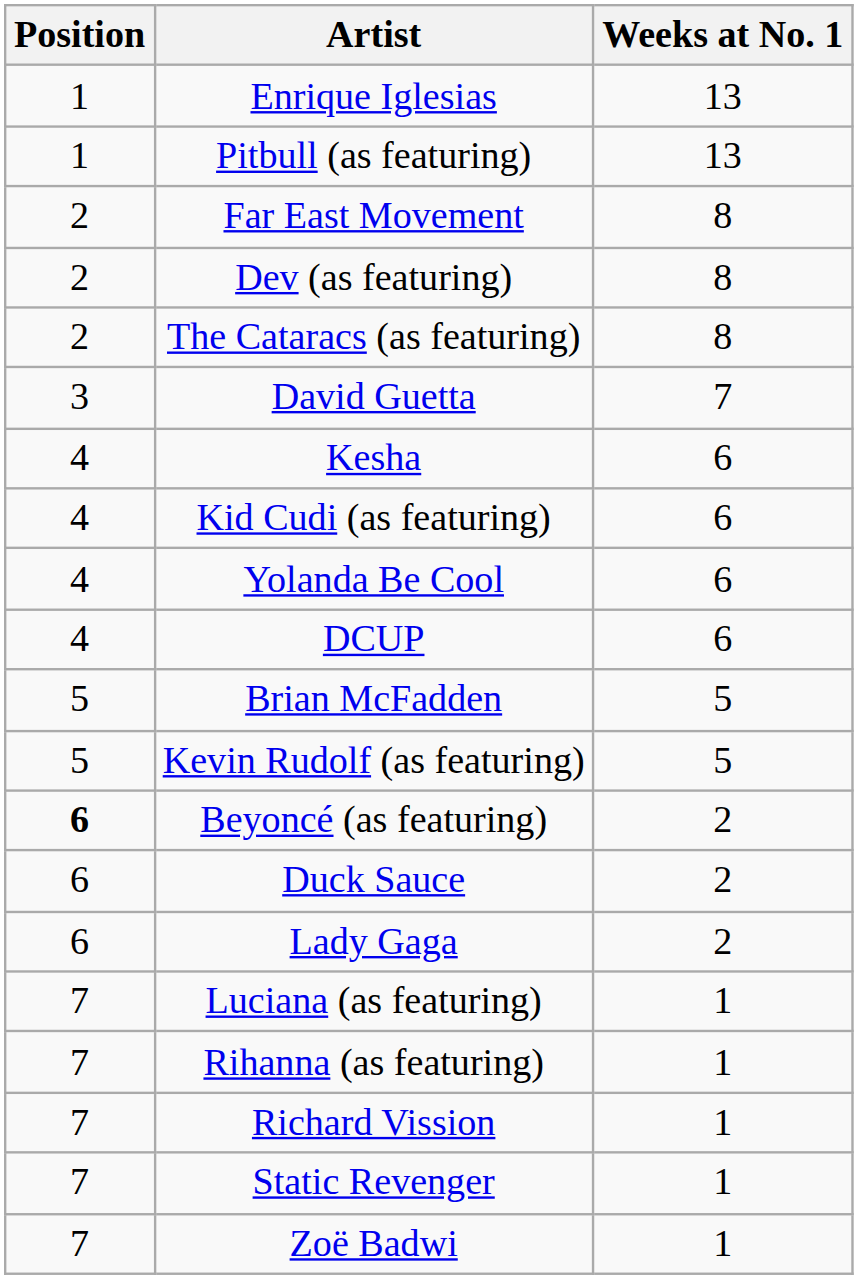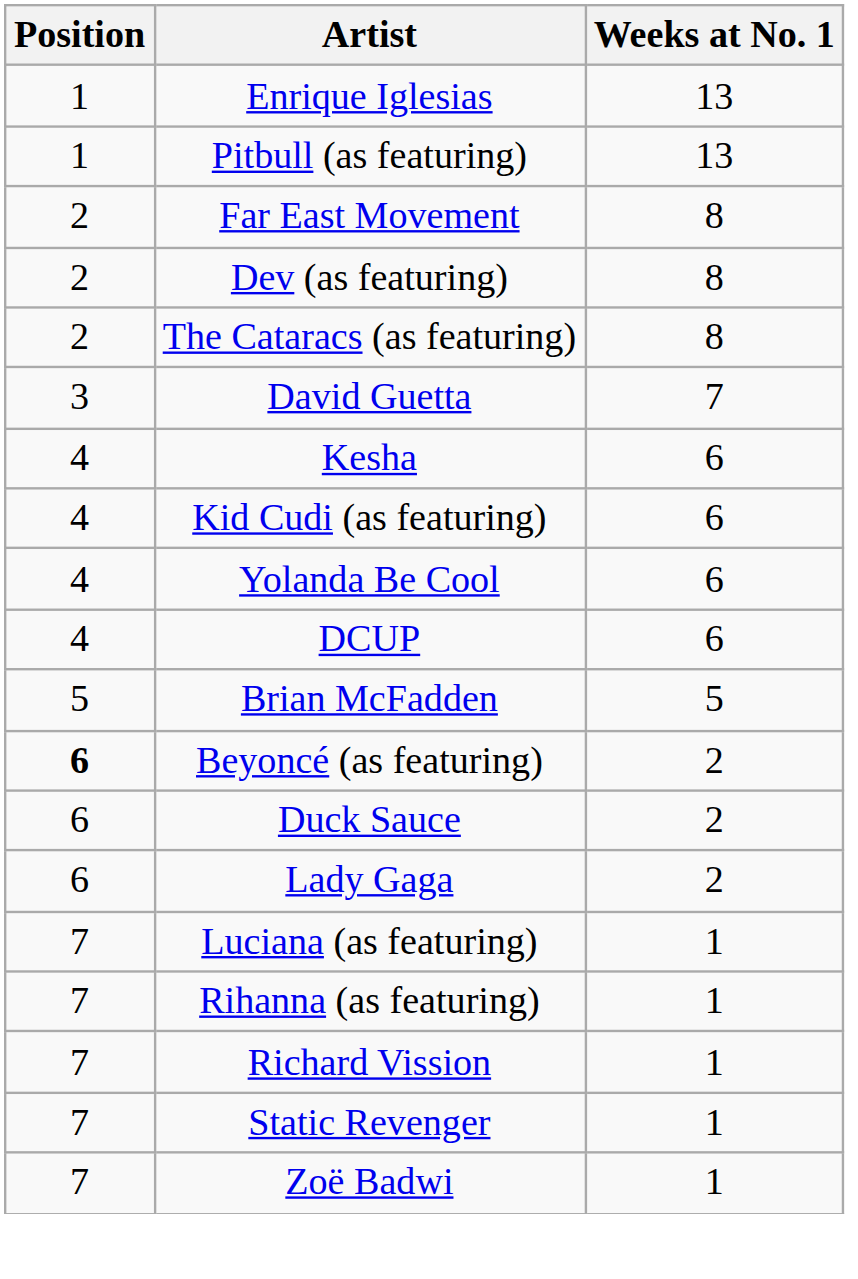- row: (374, 759)
